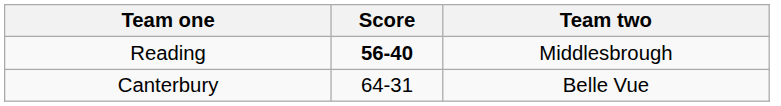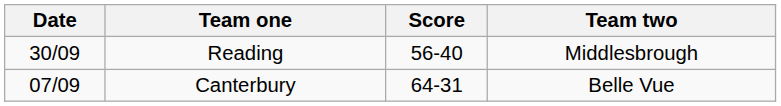+ column: (55, 20)
(387, 52) bold -> (437, 52) normal
